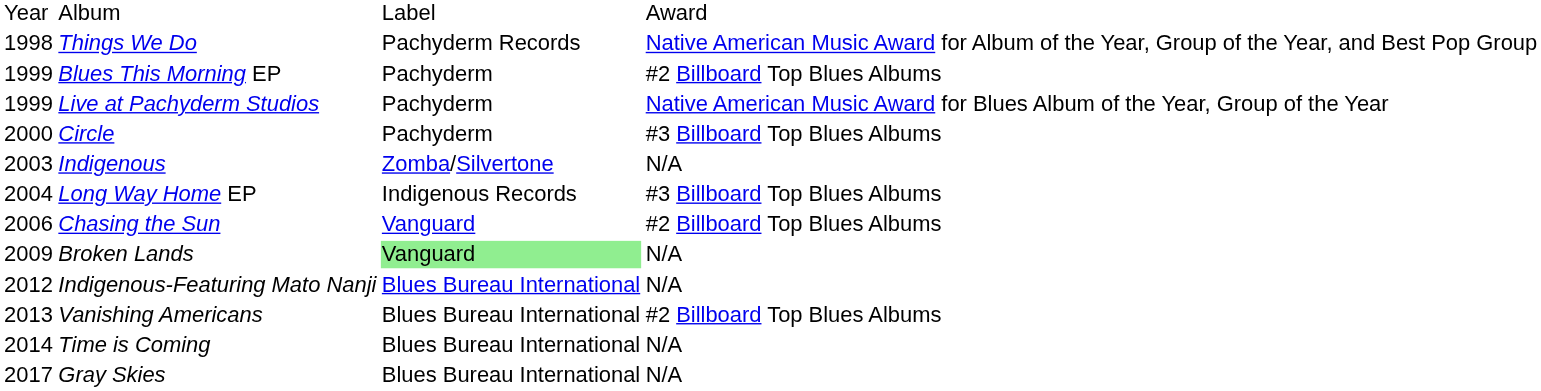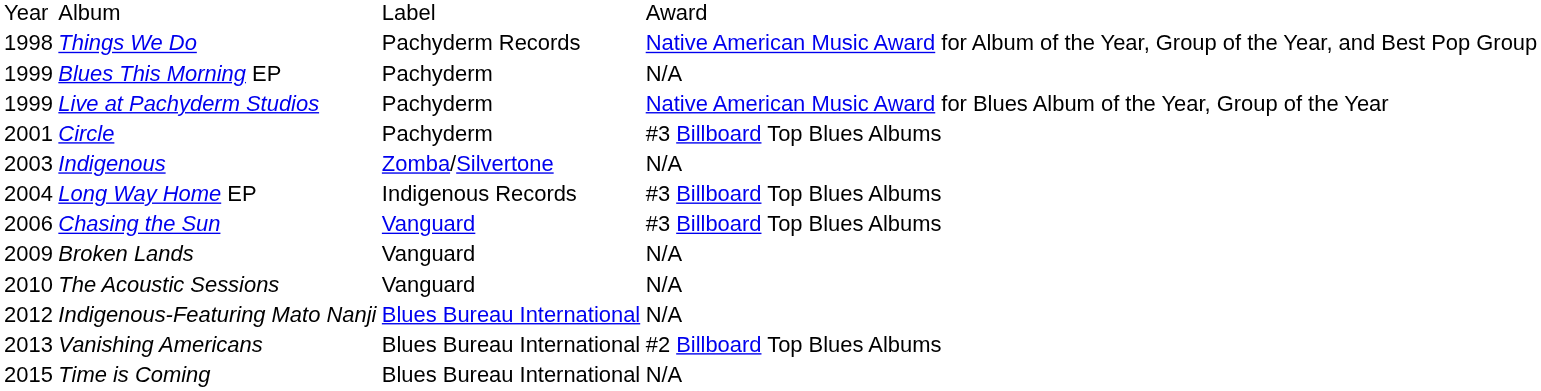(794, 73) #2 Billboard Top Blues Albums -> (664, 73) N/A
(28, 133) 2000 -> (28, 133) 2001
(794, 224) #2 Billboard Top Blues Albums -> (794, 224) #3 Billboard Top Blues Albums
(429, 254) lightgreen background -> (429, 254) no background
+ row: (169, 284)
(28, 344) 2014 -> (28, 374) 2015
- row: (112, 374)
